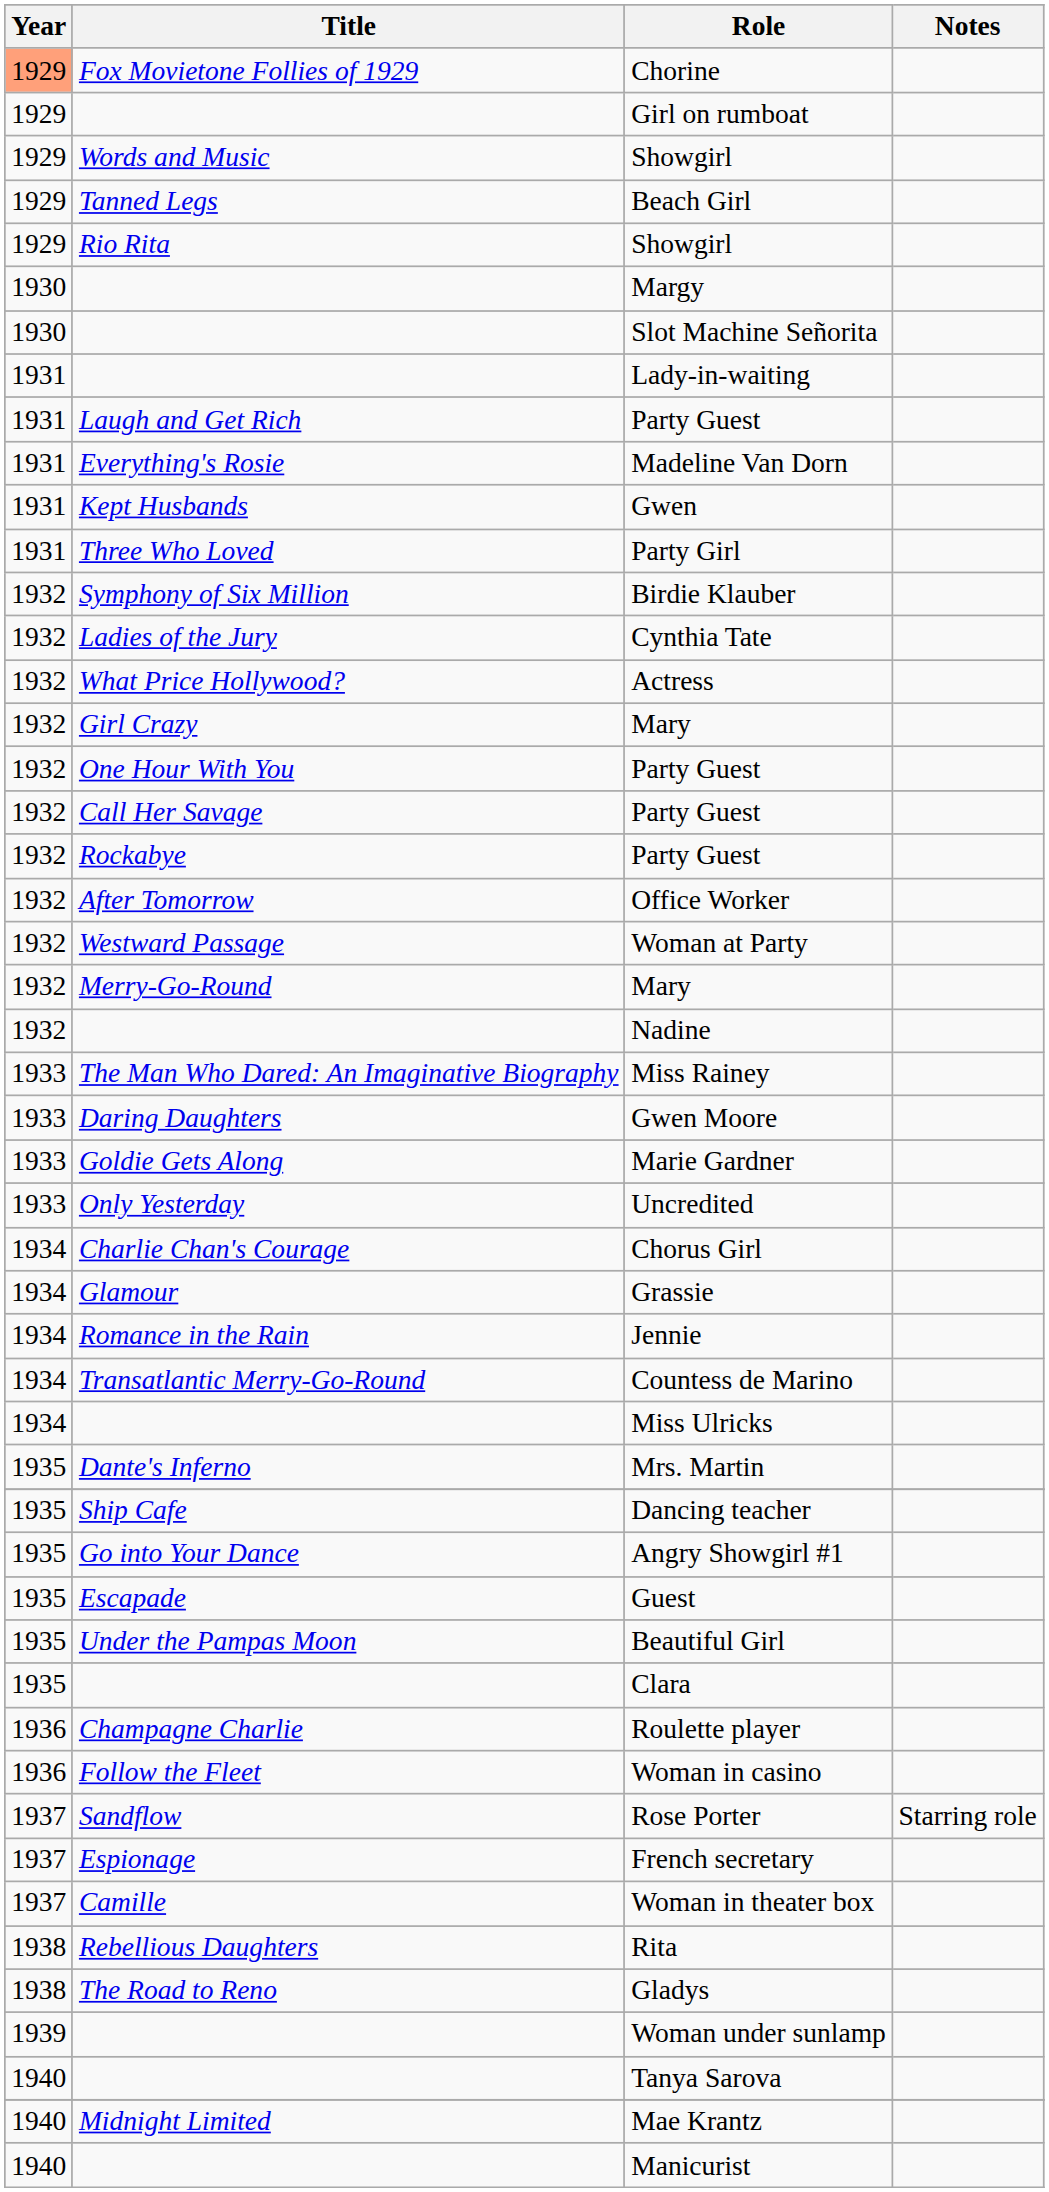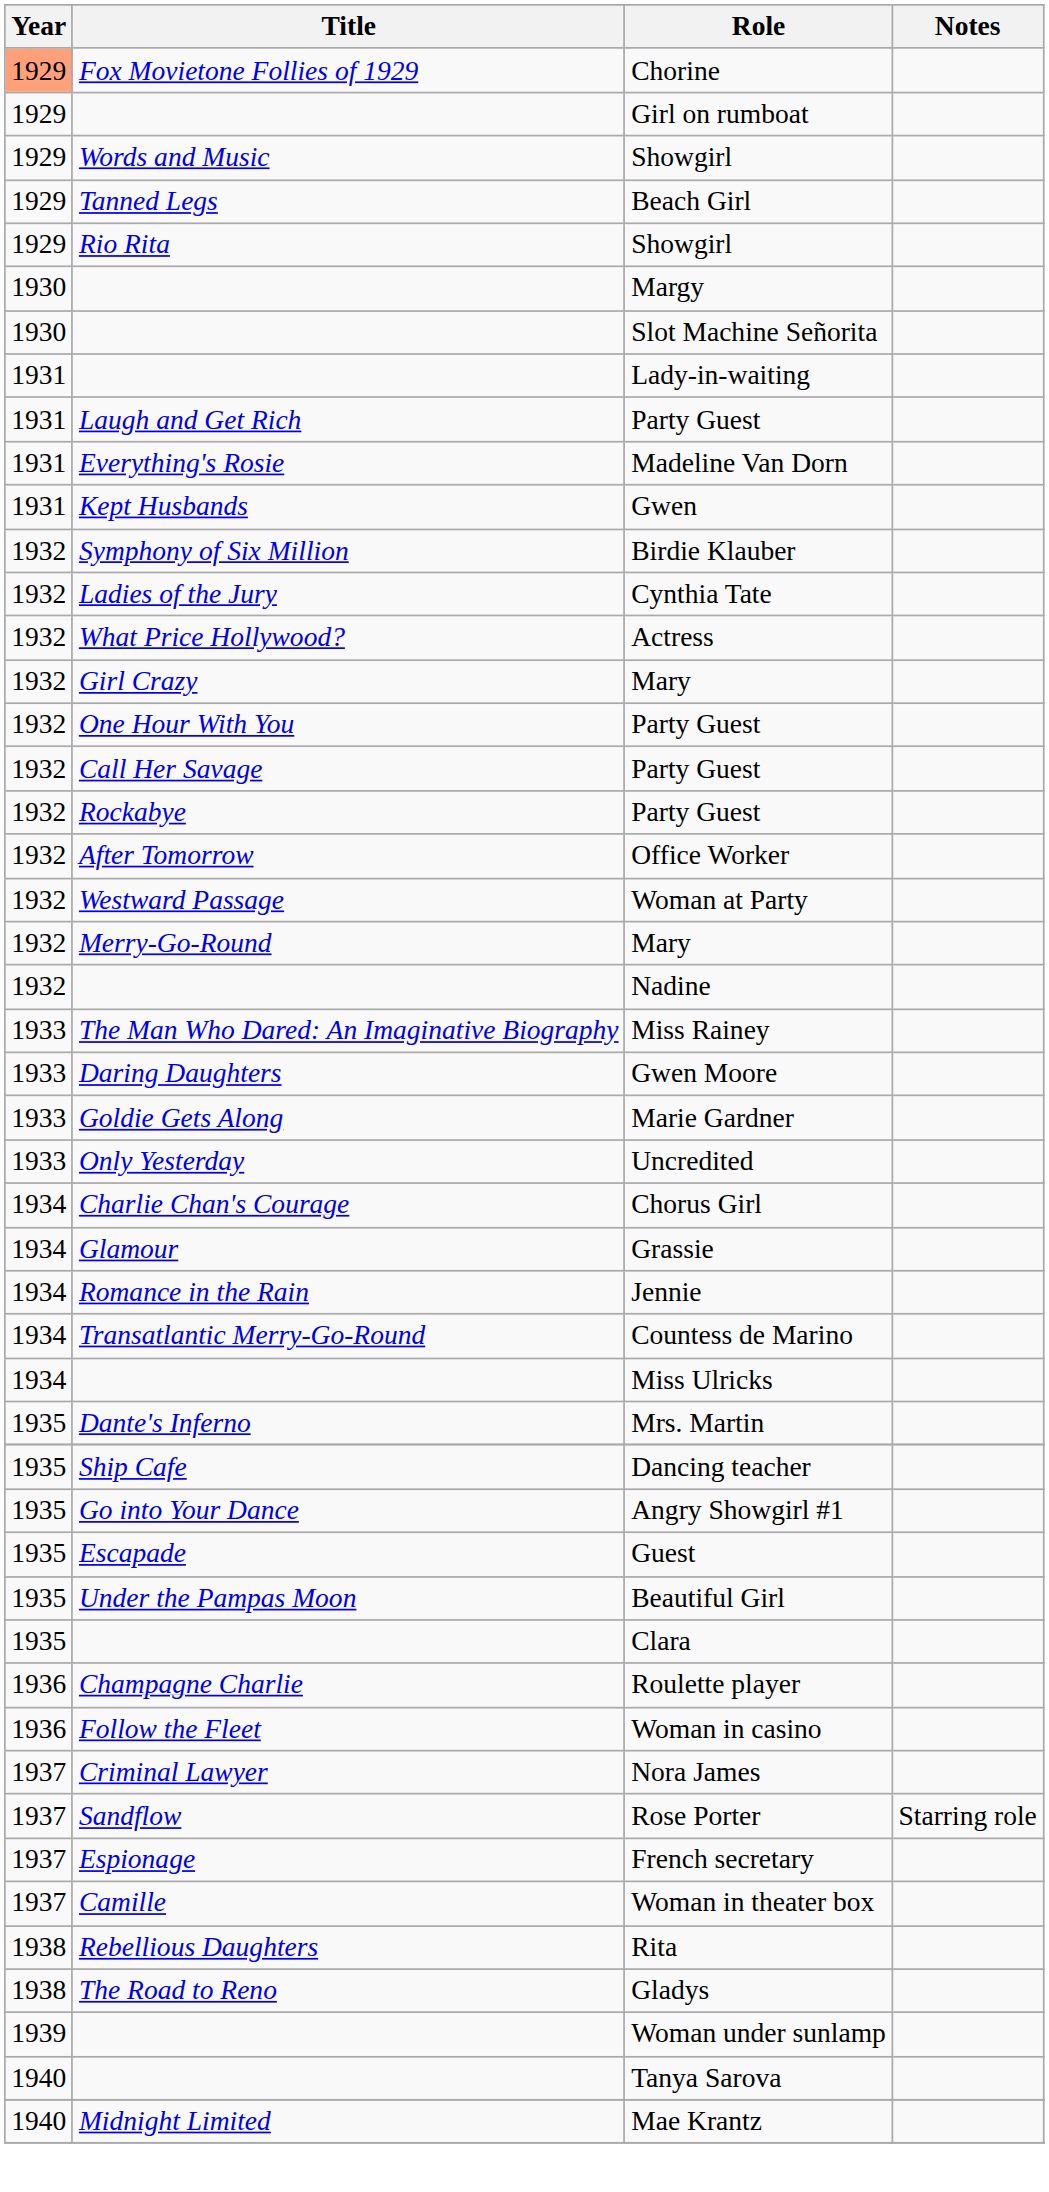- row: (176, 550)
+ row: (173, 1772)
- row: (349, 2165)
